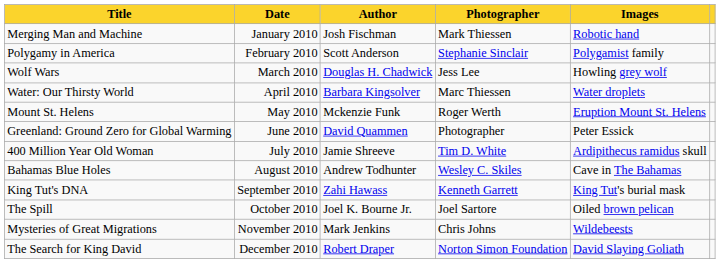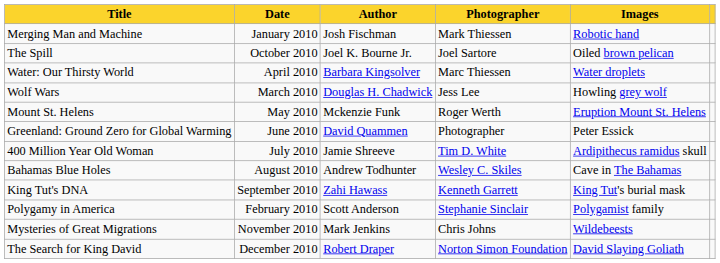rows swapped: (61, 53) <-> (30, 209)
rows swapped: (33, 72) <-> (71, 92)
